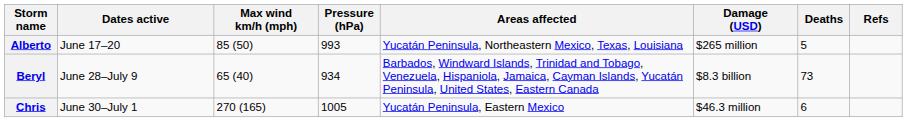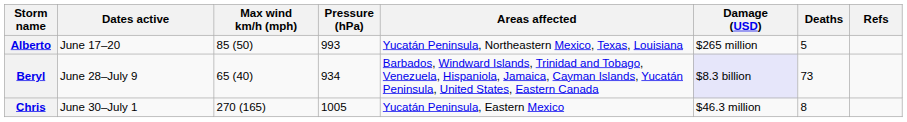(724, 76) no background -> (724, 76) lavender background
(804, 107) 6 -> (804, 107) 8
